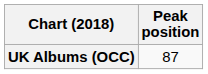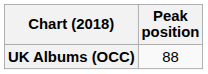(170, 56) 87 -> (170, 56) 88
